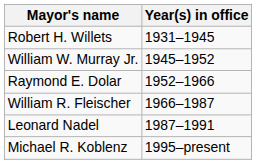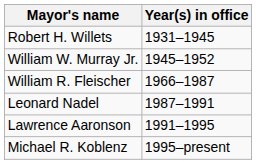- row: (65, 81)
+ row: (69, 125)
